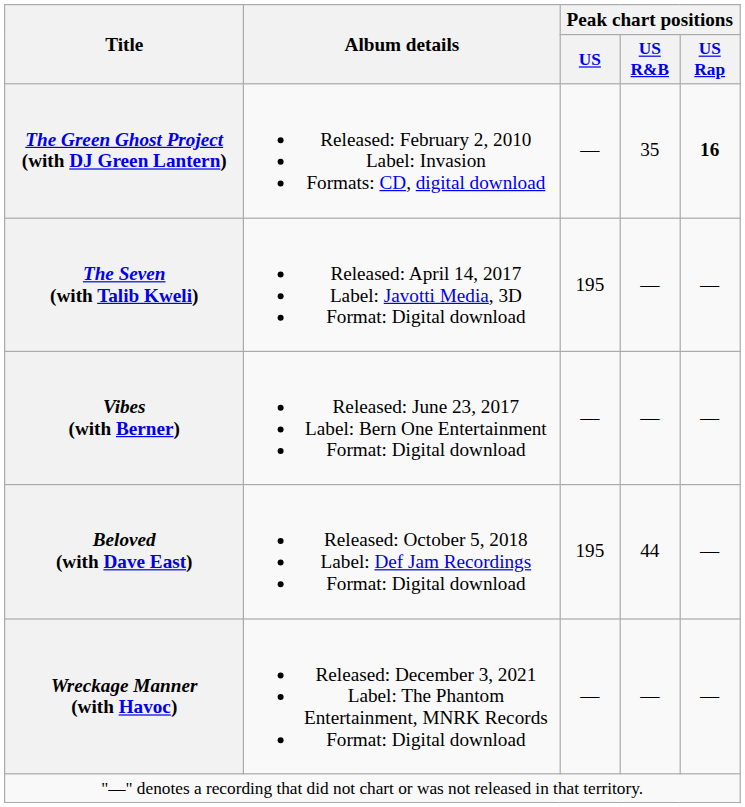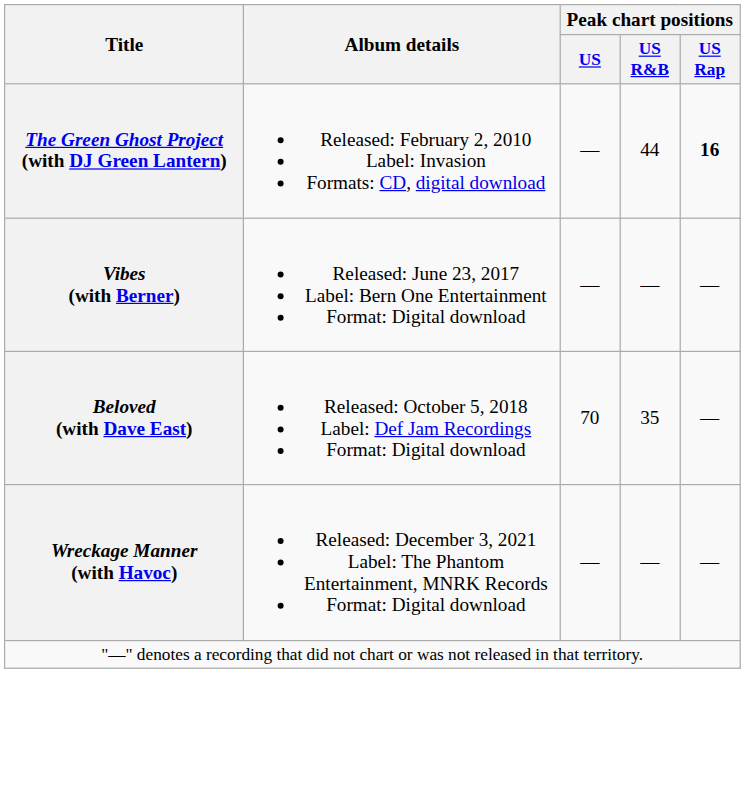(650, 150) 35 -> (650, 150) 44
- row: (124, 284)
(590, 551) 195 -> (590, 417) 70
(650, 551) 44 -> (650, 417) 35
